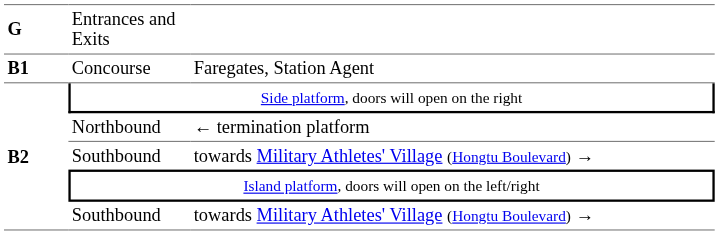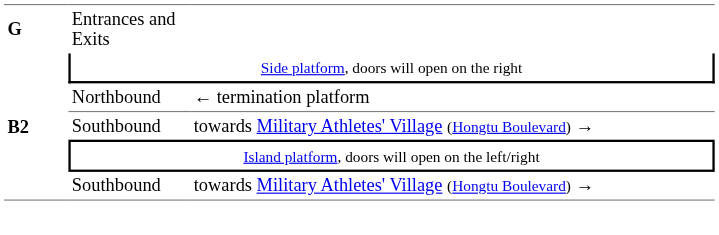- row: (111, 68)
